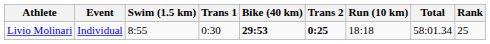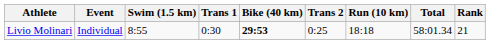(318, 30) bold -> (318, 30) normal
(463, 30) 25 -> (463, 30) 21
